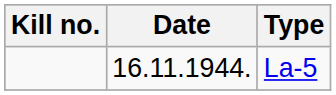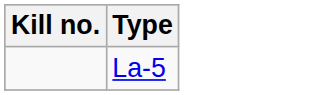- column: (182, 25)
